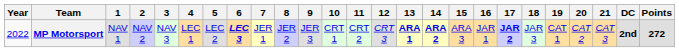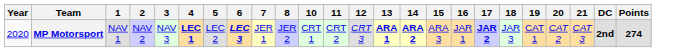- column: (310, 12)
(18, 33) 2022 -> (18, 33) 2020
(191, 33) normal -> (191, 33) bold
(657, 33) 272 -> (634, 33) 274
